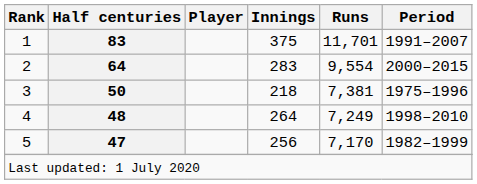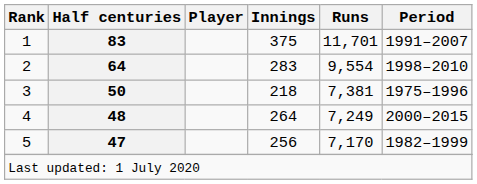(427, 67) 2000–2015 -> (427, 67) 1998–2010
(427, 117) 1998–2010 -> (427, 117) 2000–2015
